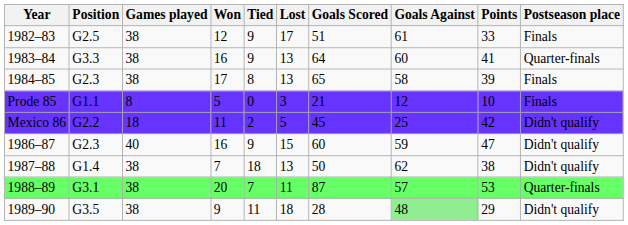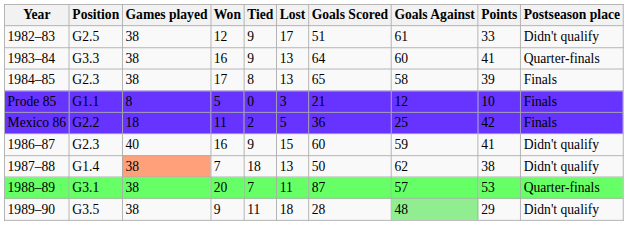(540, 36) Finals -> (561, 36) Didn't qualify
(318, 123) 45 -> (318, 123) 36
(561, 123) Didn't qualify -> (540, 123) Finals
(488, 144) 47 -> (488, 144) 41
(132, 166) no background -> (132, 166) lightsalmon background
